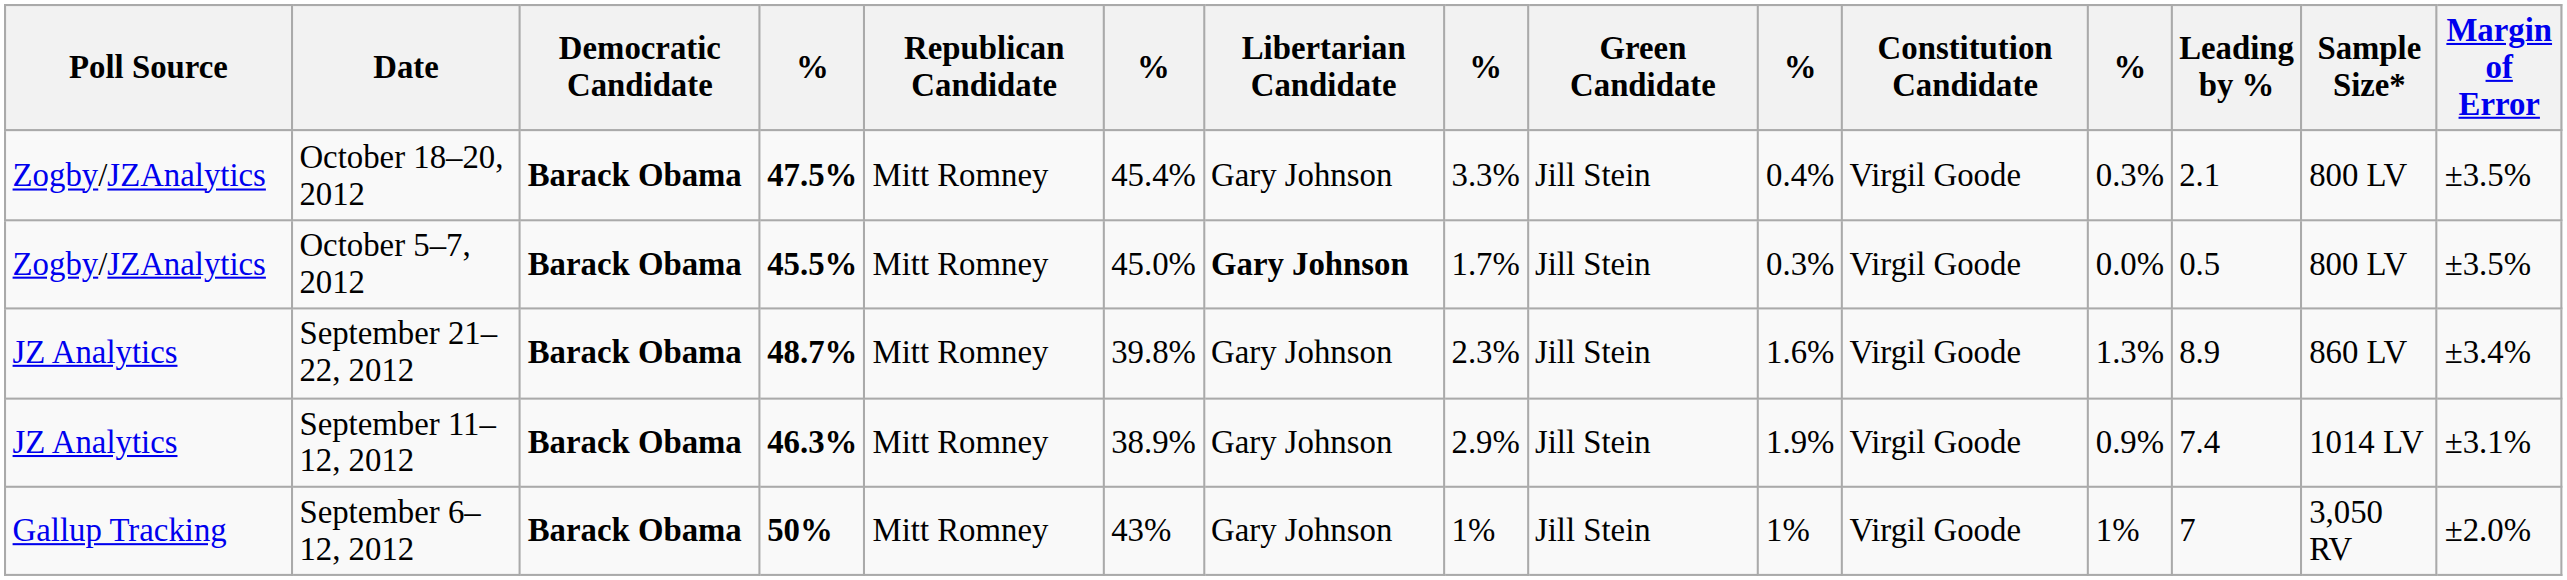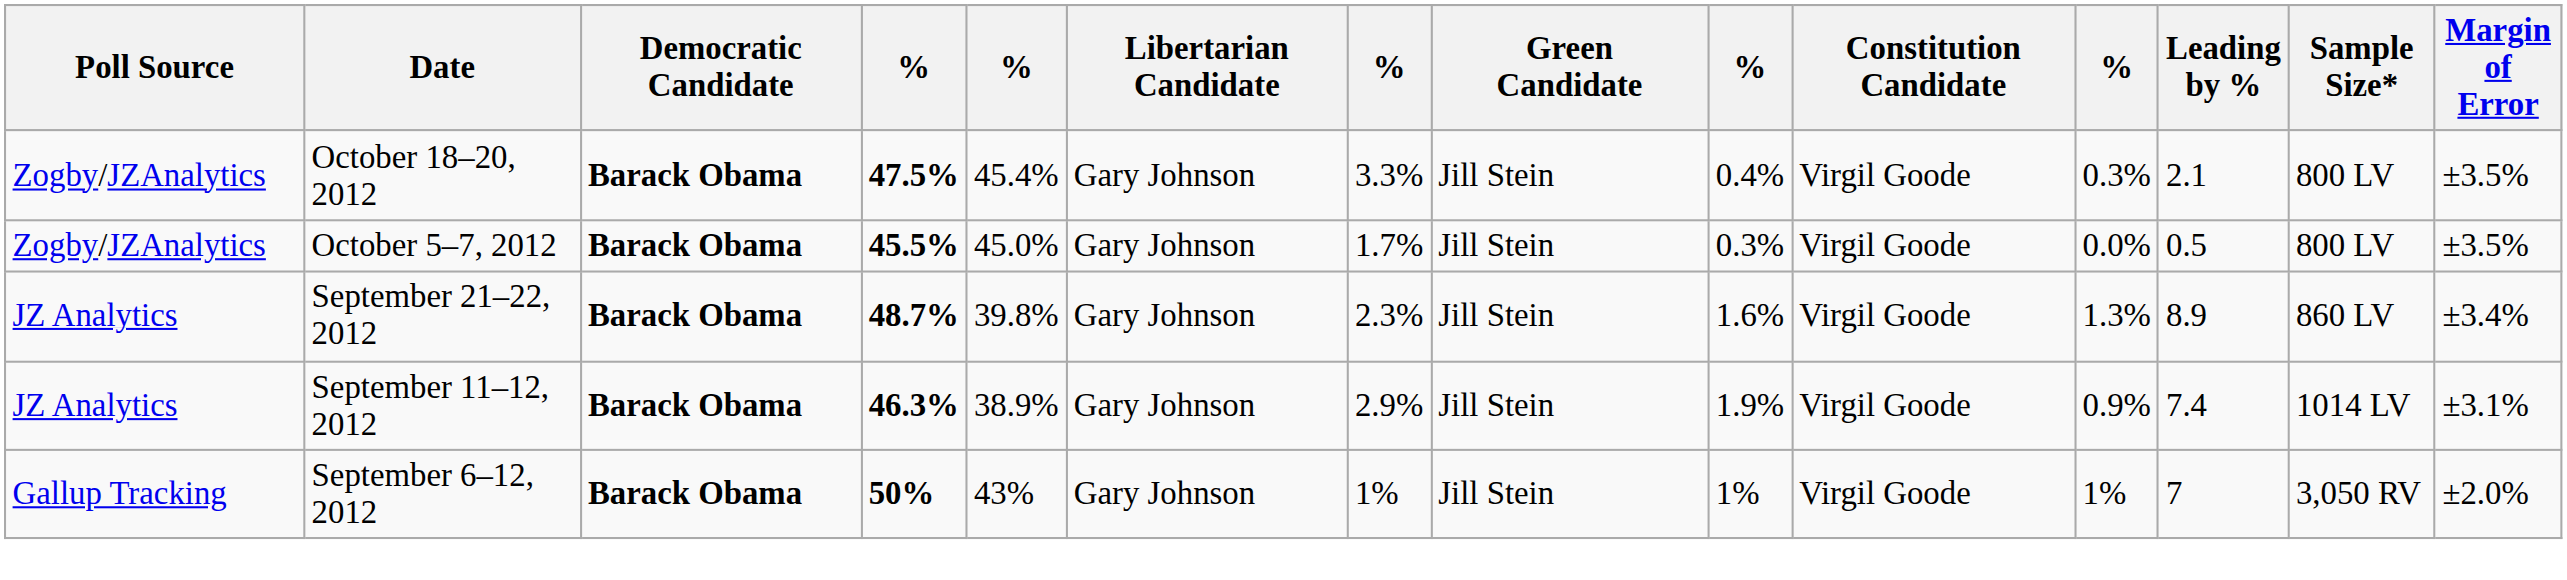- column: (984, 67)
(1310, 263) bold -> (1164, 245) normal
